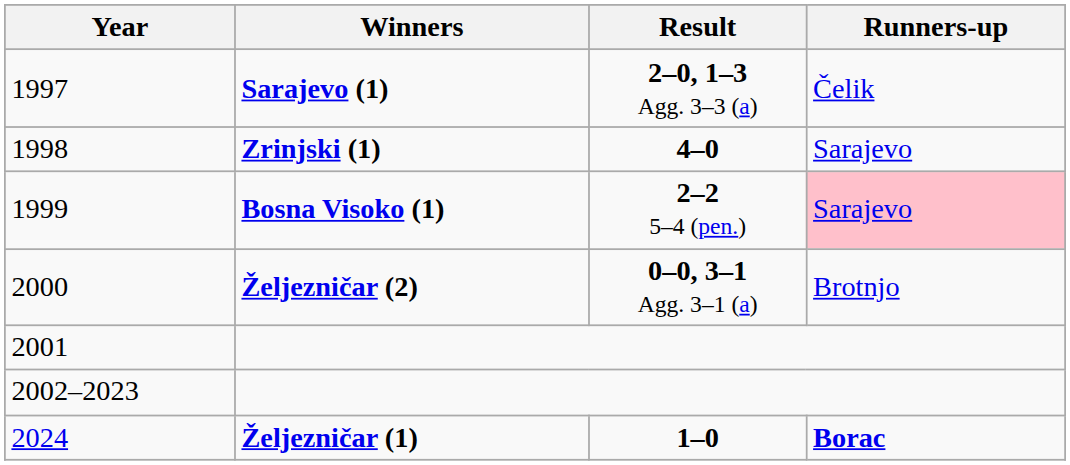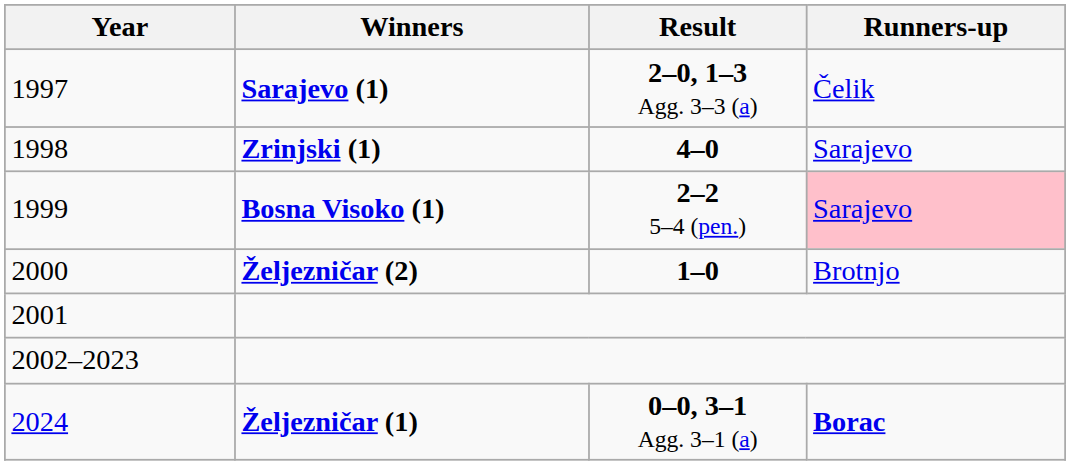(698, 286) 0–0, 3–1 Agg. 3–1 (a) -> (698, 270) 1–0
(698, 436) 1–0 -> (698, 421) 0–0, 3–1 Agg. 3–1 (a)
